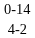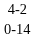rows swapped: (17, 29) <-> (17, 9)
